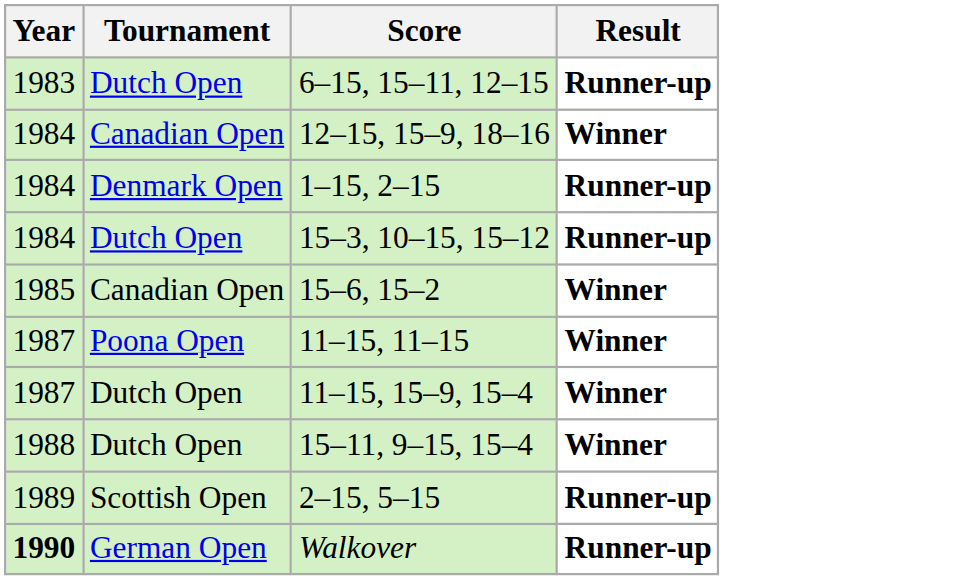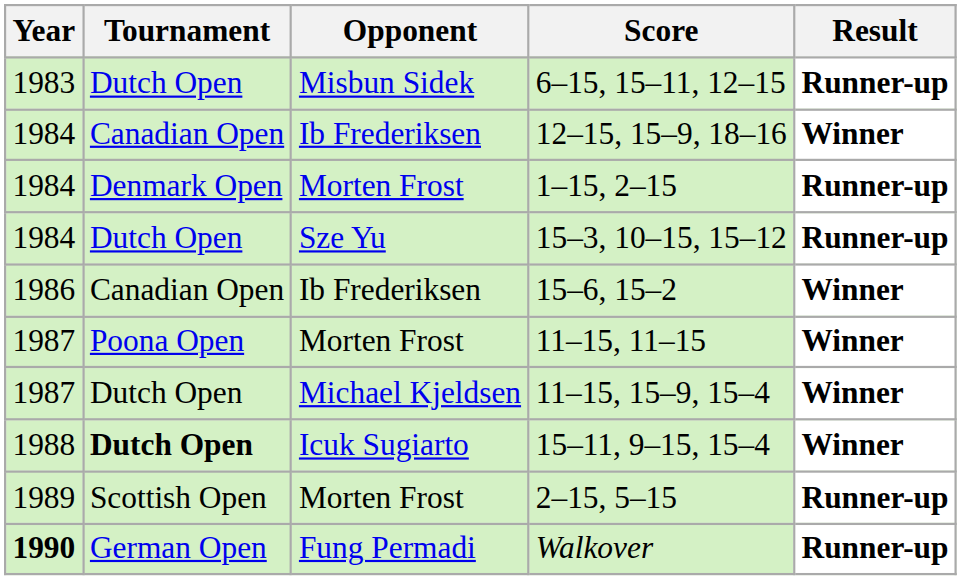+ column: (410, 30)
(44, 289) 1985 -> (44, 289) 1986
(166, 444) normal -> (171, 444) bold
